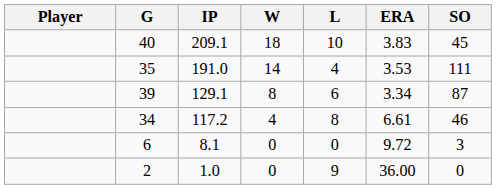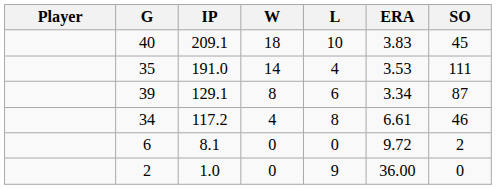(460, 145) 3 -> (460, 145) 2
